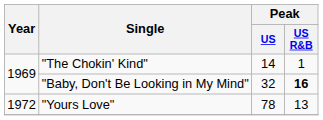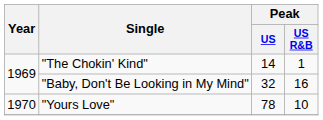(301, 84) bold -> (301, 84) normal
(22, 104) 1972 -> (22, 104) 1970
(301, 104) 13 -> (301, 104) 10
